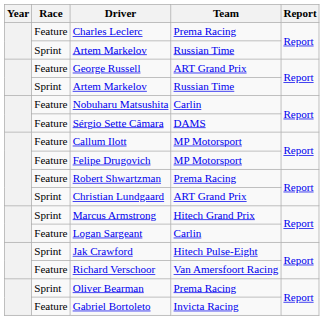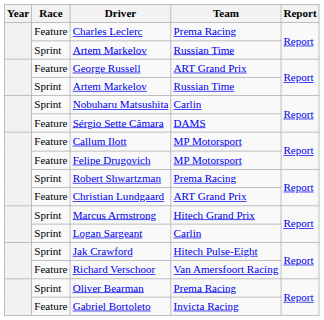(51, 105) Feature -> (48, 105) Sprint
(51, 178) Feature -> (48, 178) Sprint
(48, 196) Sprint -> (51, 196) Feature
(51, 233) Feature -> (48, 233) Sprint
